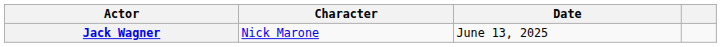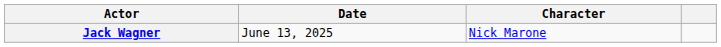columns swapped: (346, 14) <-> (567, 14)
